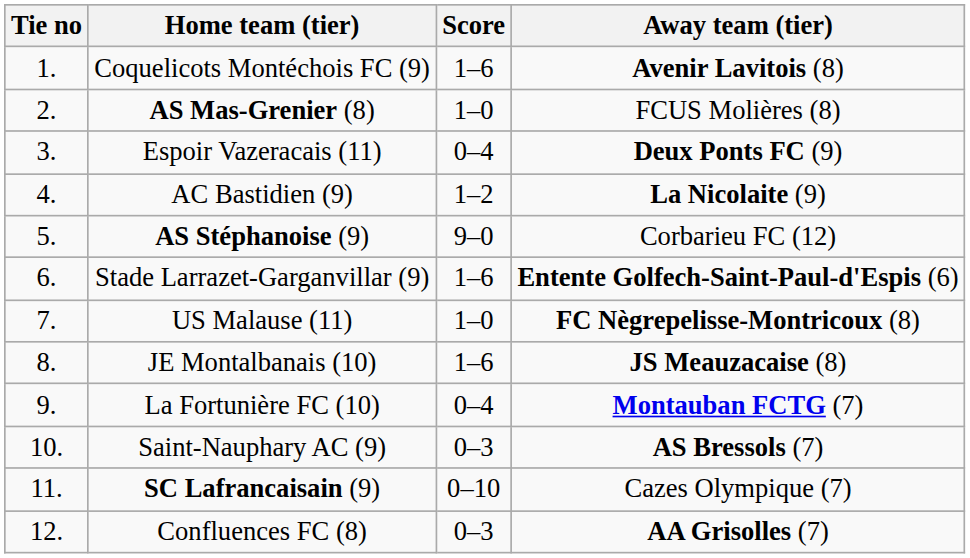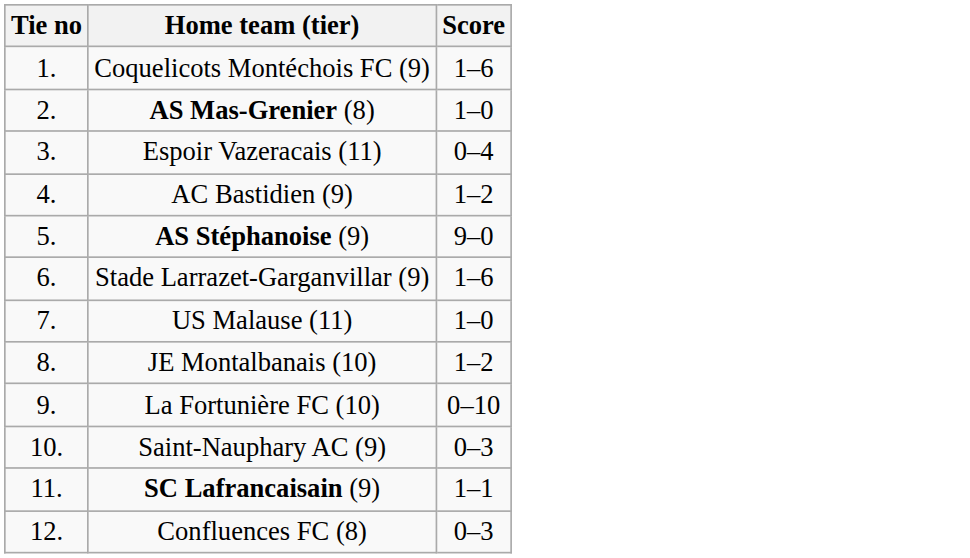- column: (738, 25)
(474, 362) 1–6 -> (474, 362) 1–2
(474, 404) 0–4 -> (474, 404) 0–10
(474, 488) 0–10 -> (474, 488) 1–1
